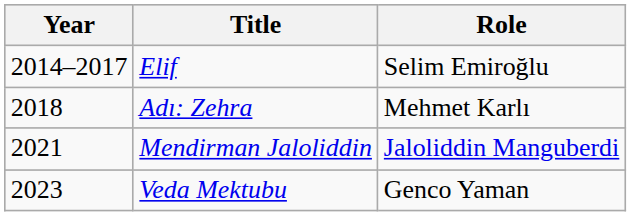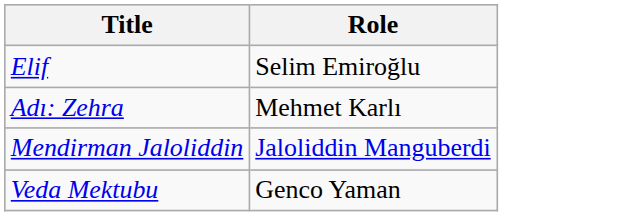- column: (69, 25)
